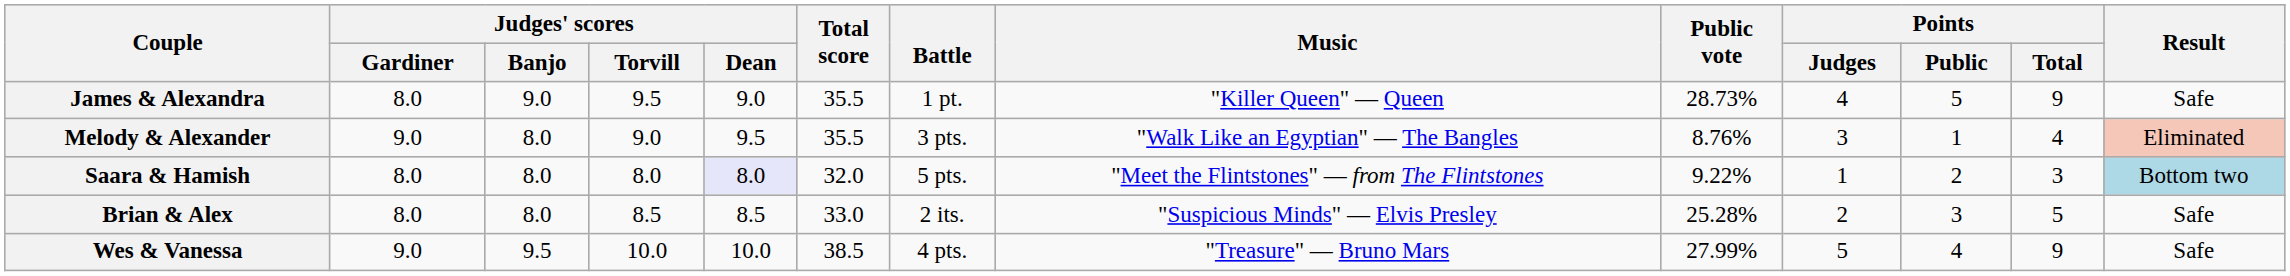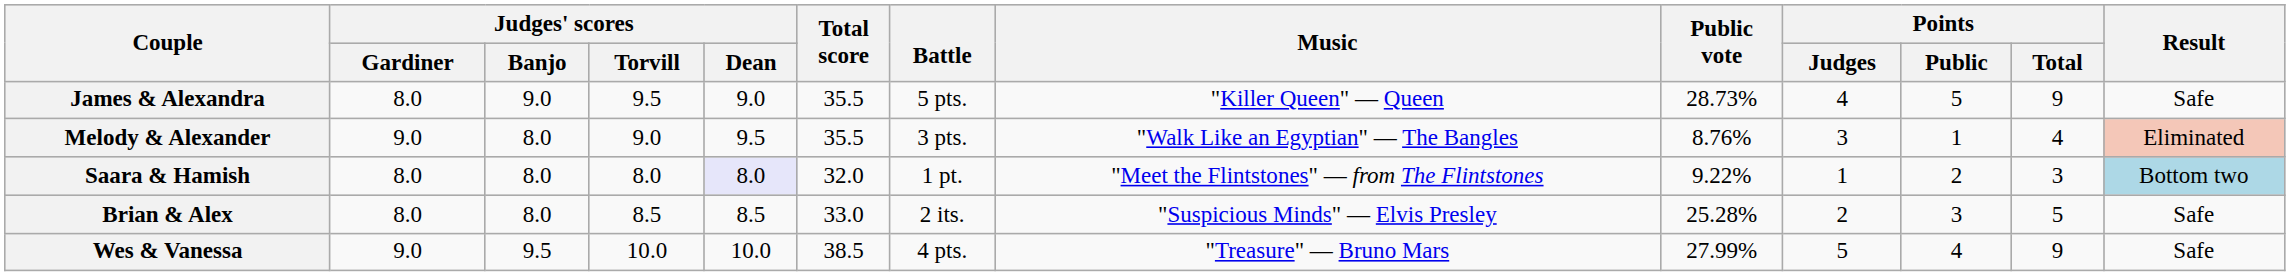(942, 99) 1 pt. -> (942, 99) 5 pts.
(942, 175) 5 pts. -> (942, 175) 1 pt.
